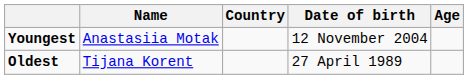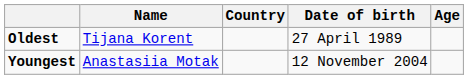rows swapped: (42, 39) <-> (33, 62)
